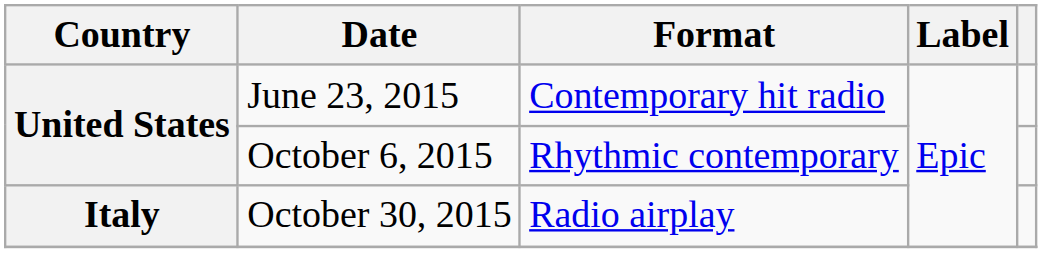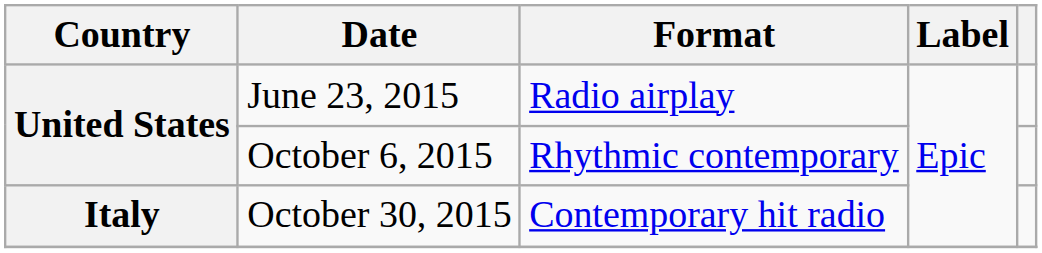(707, 94) Contemporary hit radio -> (632, 94) Radio airplay
(632, 214) Radio airplay -> (707, 214) Contemporary hit radio
